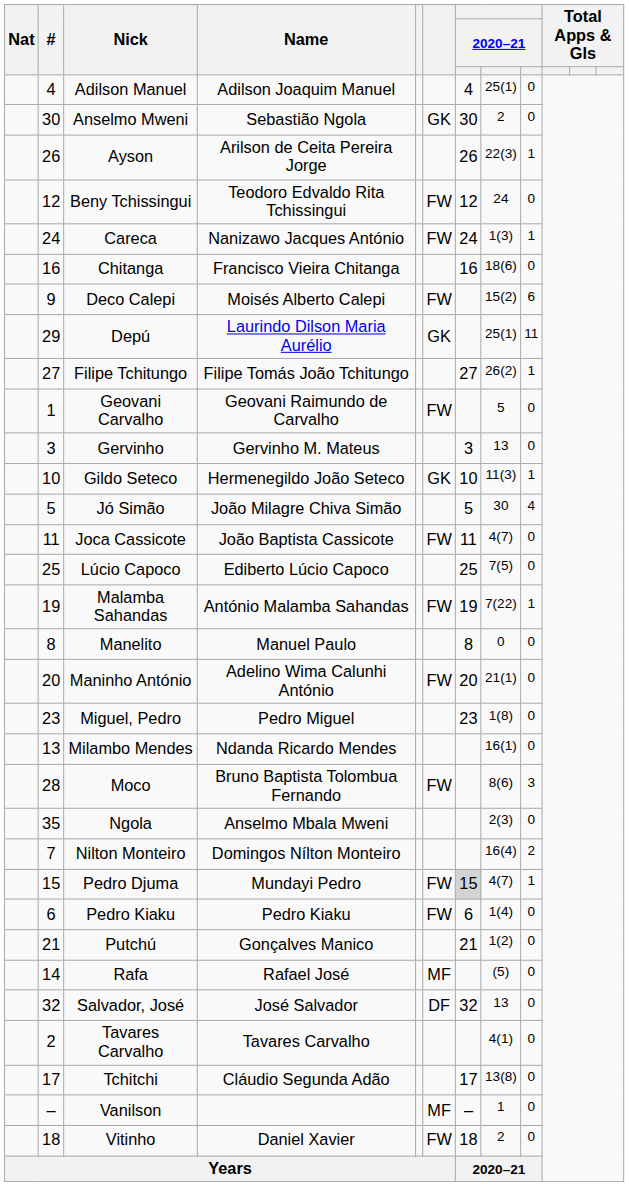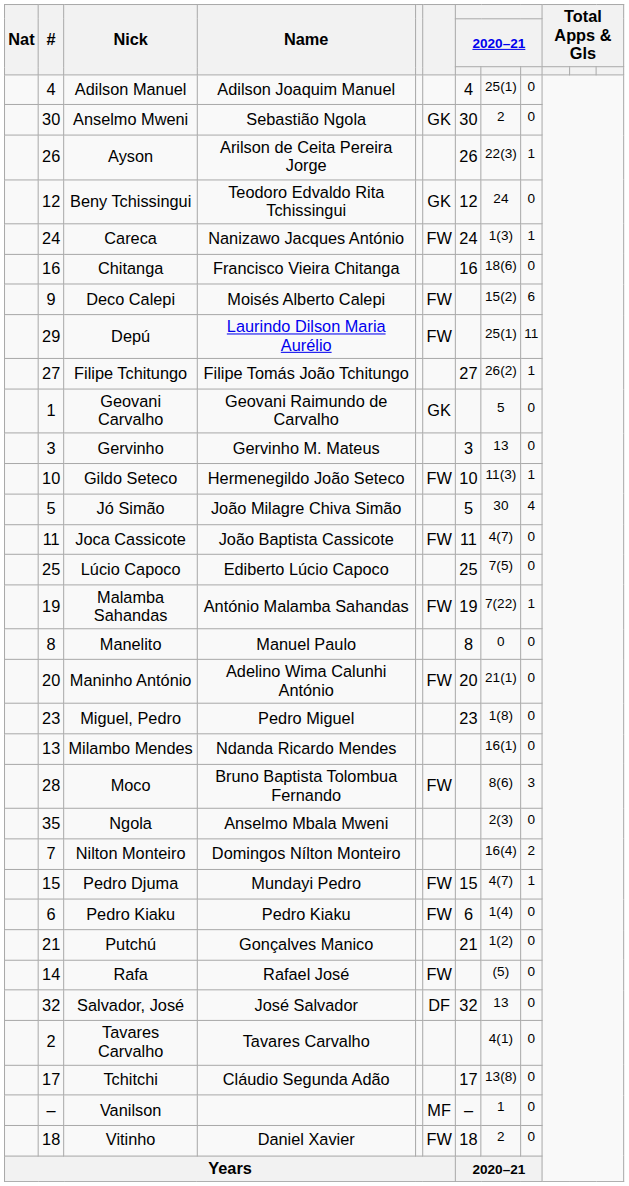(439, 201) FW -> (439, 201) GK
(439, 336) GK -> (439, 336) FW
(439, 411) FW -> (439, 411) GK
(439, 478) GK -> (439, 478) FW
(468, 884) lightgrey background -> (468, 884) no background
(439, 975) MF -> (439, 975) FW
